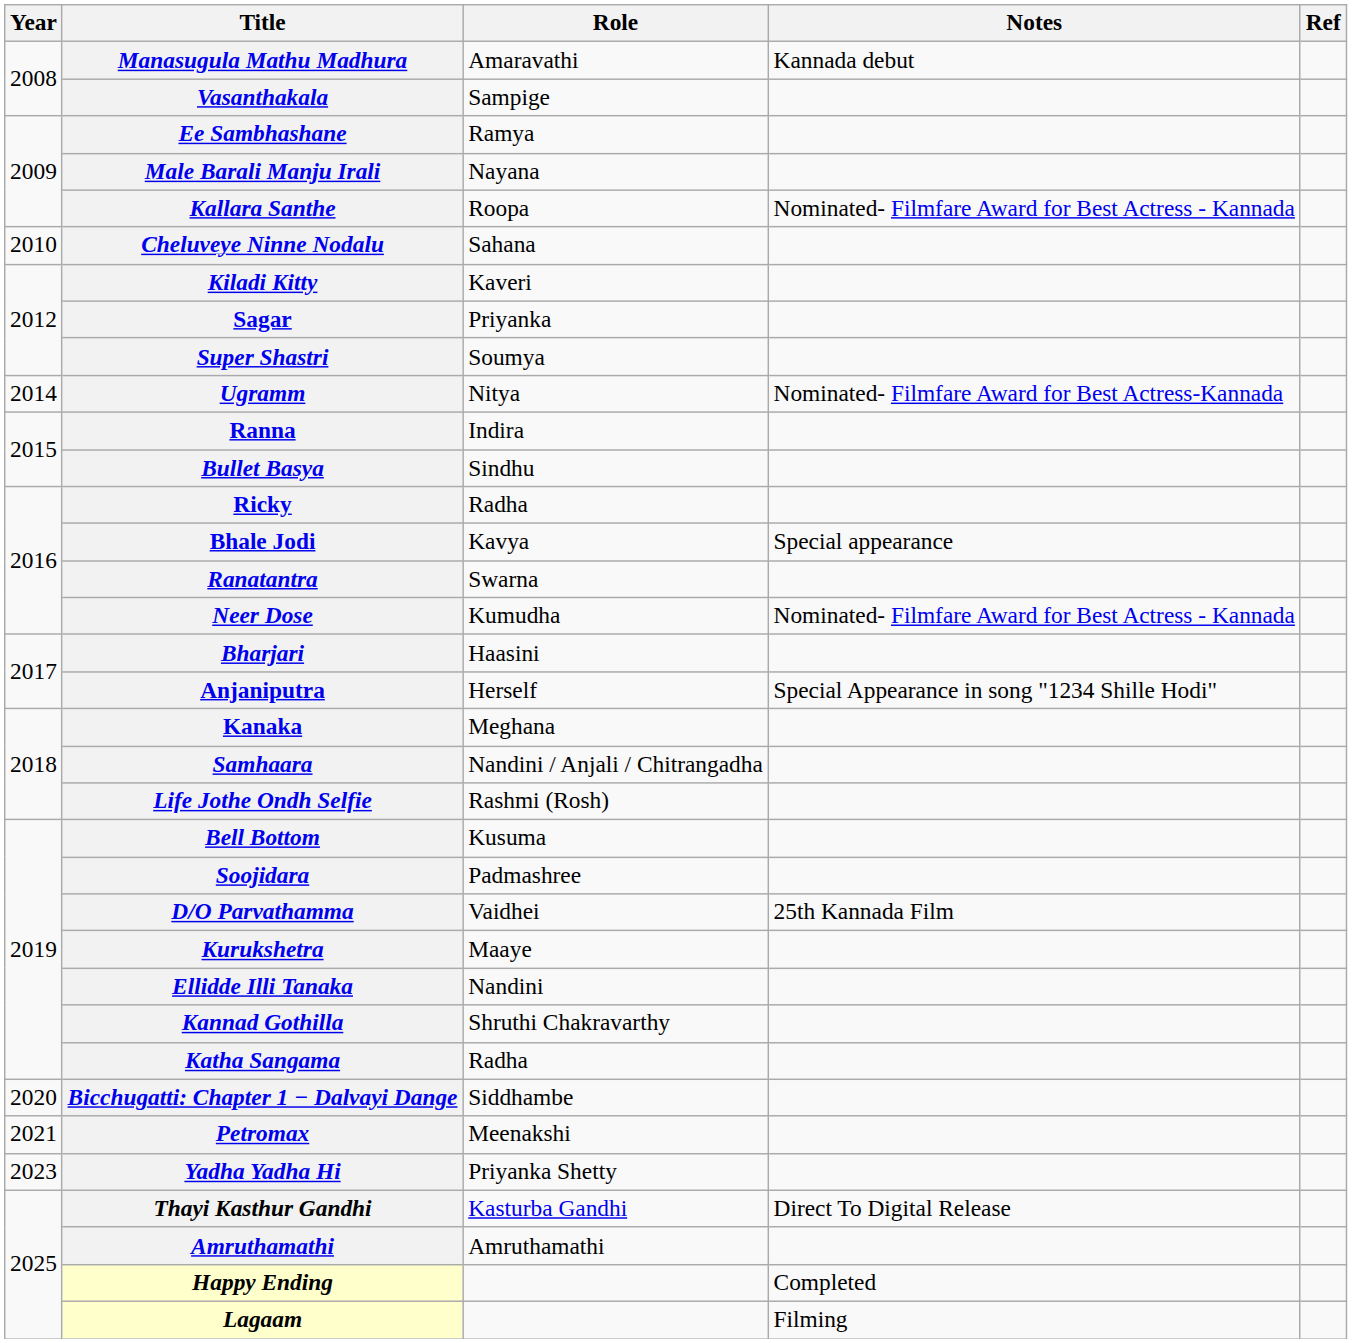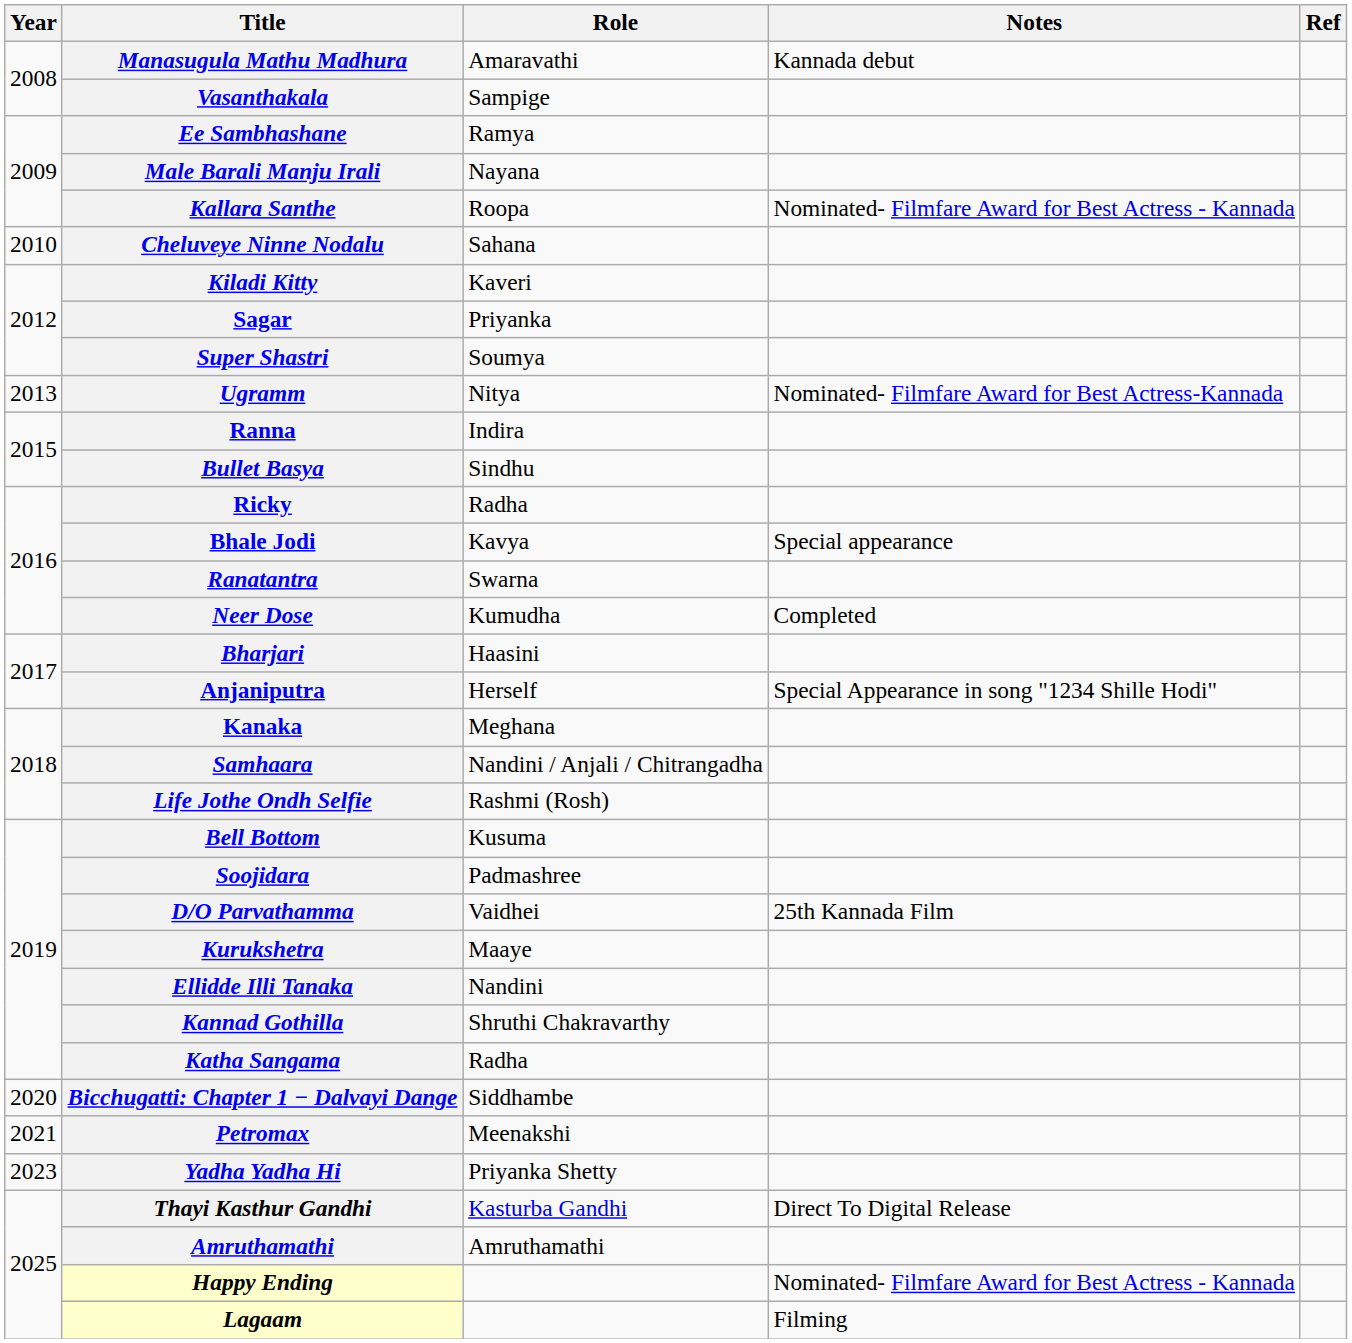(33, 393) 2014 -> (33, 393) 2013
(1034, 615) Nominated- Filmfare Award for Best Actress - Kannada -> (825, 615) Completed
(825, 1282) Completed -> (1034, 1282) Nominated- Filmfare Award for Best Actress - Kannada
